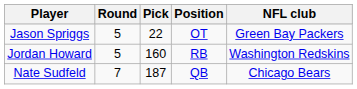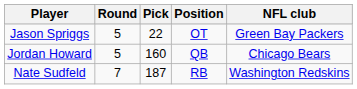(199, 53) RB -> (199, 53) QB
(289, 53) Washington Redskins -> (289, 53) Chicago Bears
(199, 73) QB -> (199, 73) RB
(289, 73) Chicago Bears -> (289, 73) Washington Redskins
